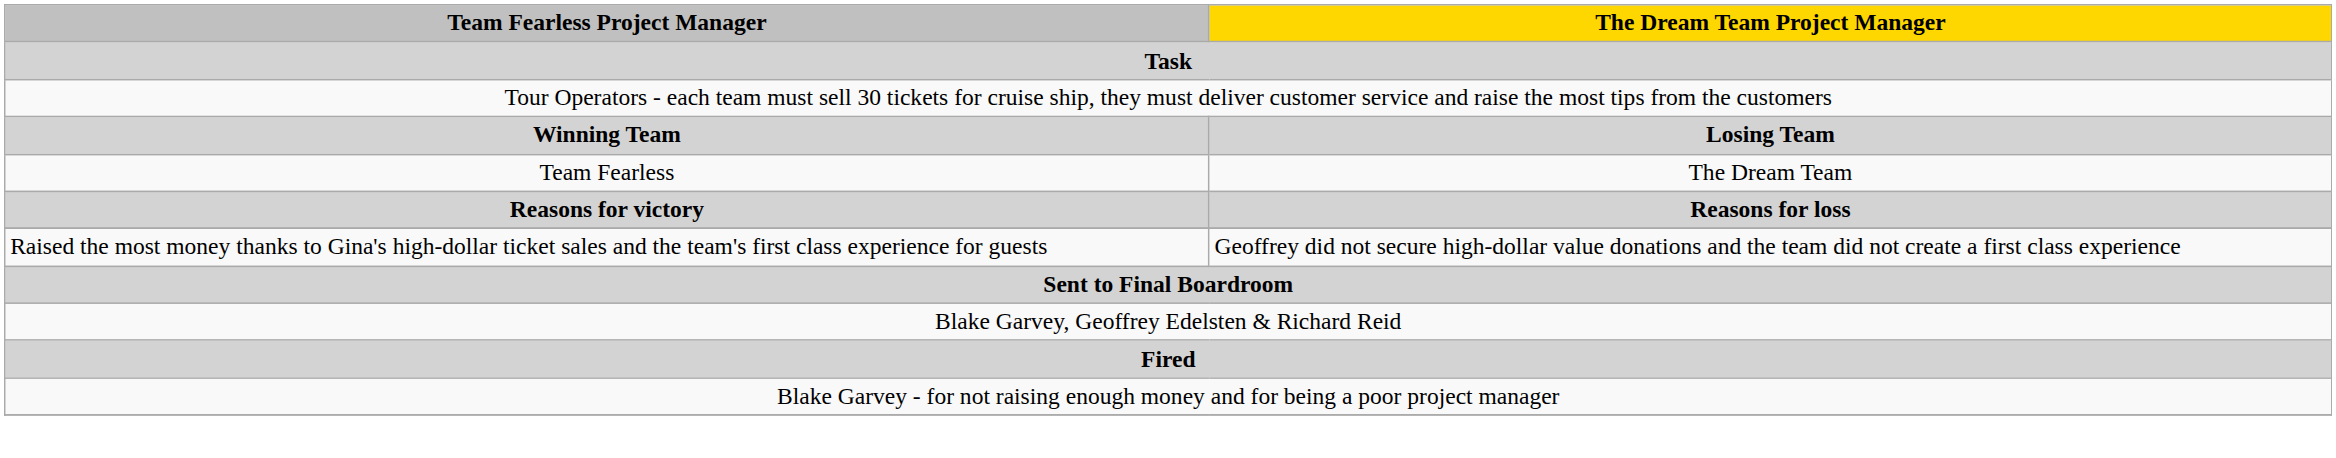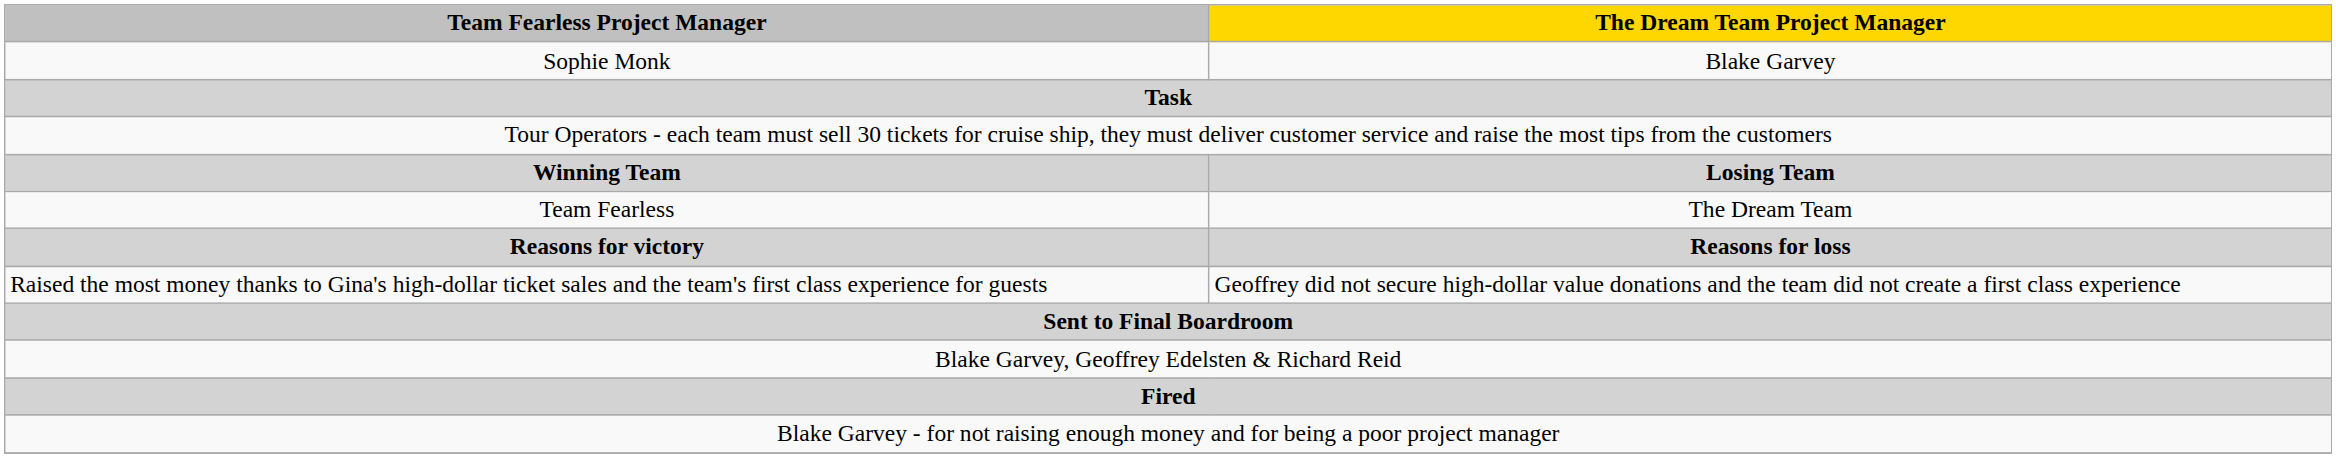+ row: (607, 60)
